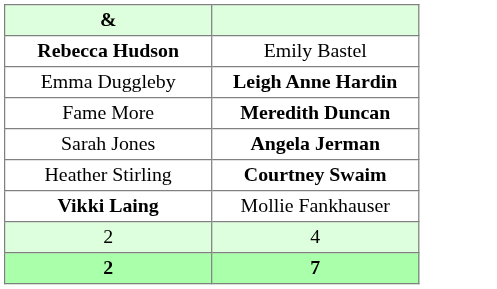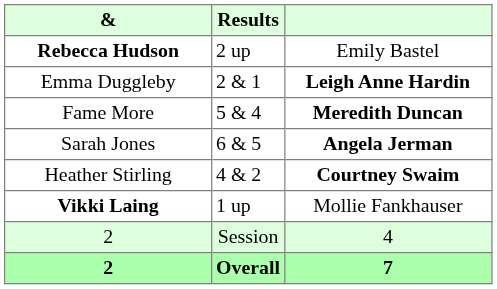+ column: (248, 20)
